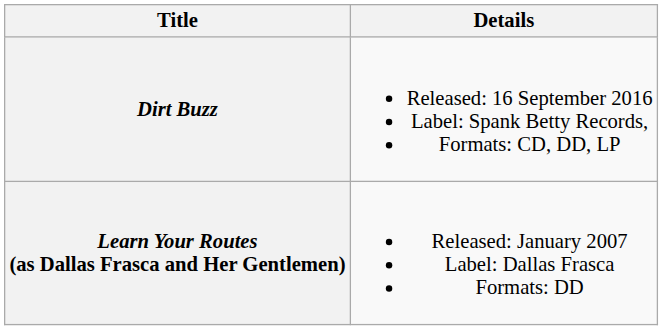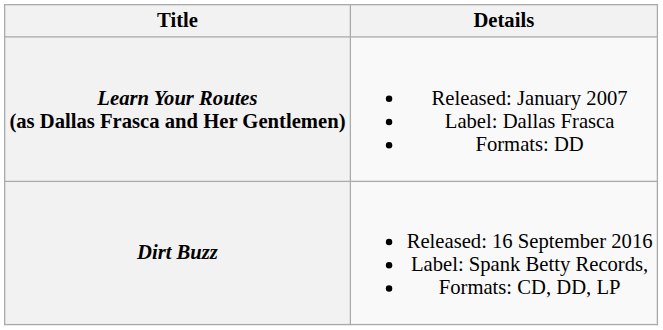rows swapped: (177, 252) <-> (177, 109)
